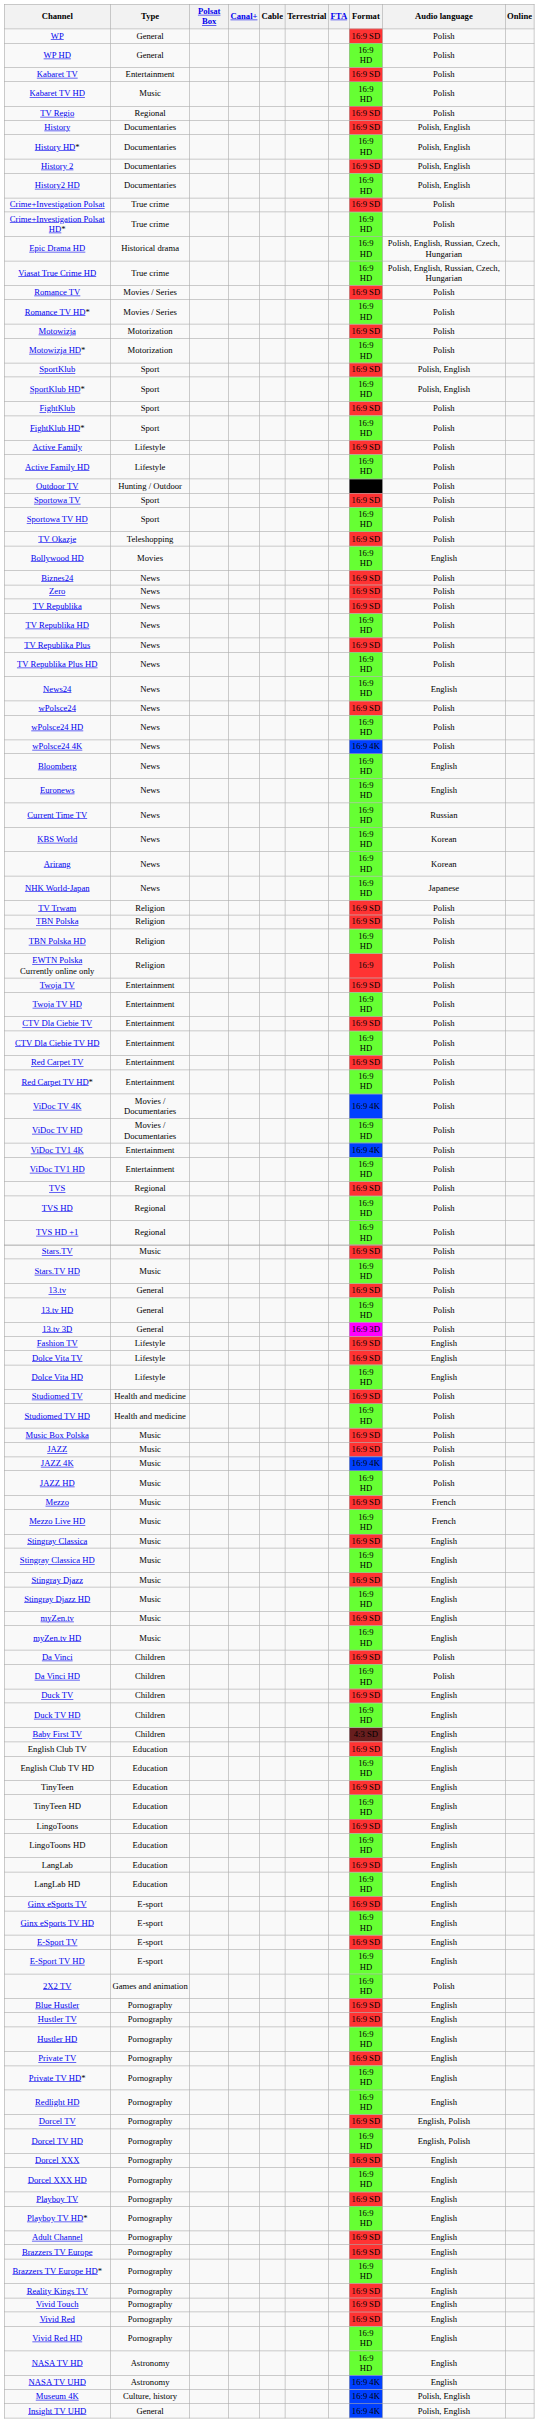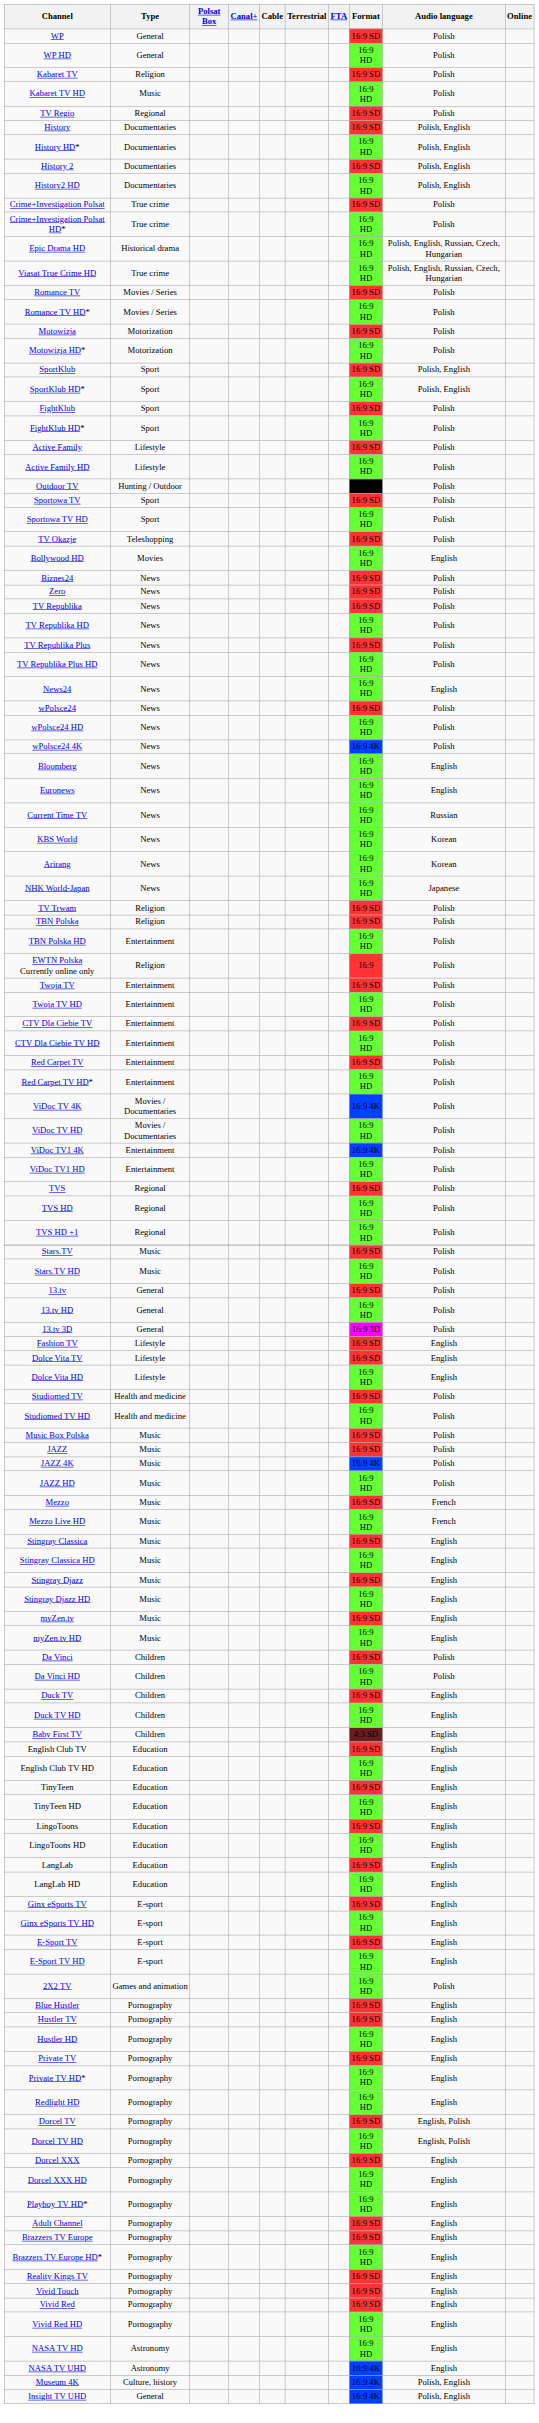(150, 75) Entertainment -> (150, 75) Religion
(150, 941) Religion -> (150, 941) Entertainment
- row: (57, 2199)
